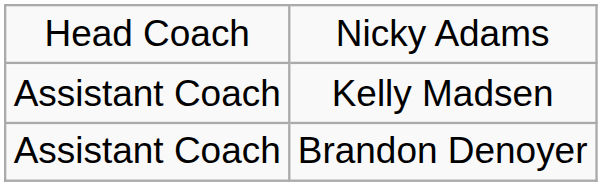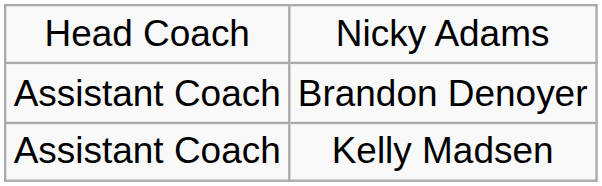rows swapped: (443, 92) <-> (443, 151)
